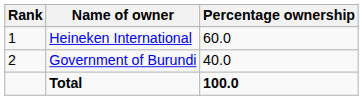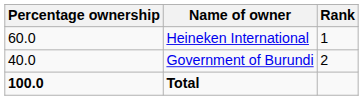columns swapped: (25, 15) <-> (279, 15)
